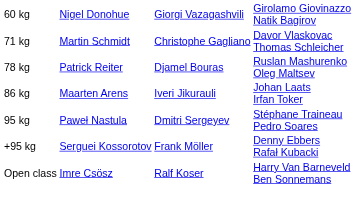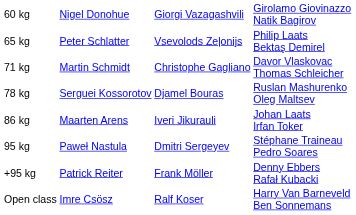+ row: (17, 41)
(91, 67) Patrick Reiter -> (106, 94) Serguei Kossorotov
(106, 147) Serguei Kossorotov -> (91, 173) Patrick Reiter
